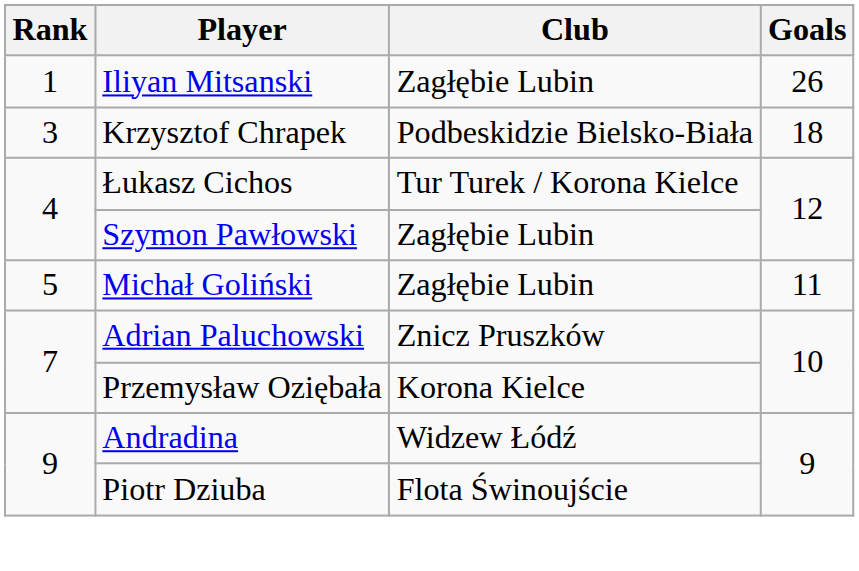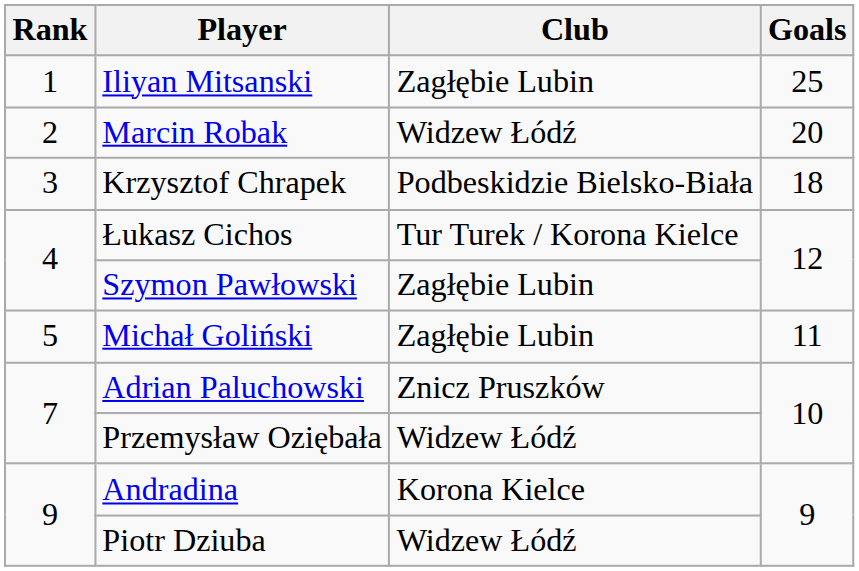(807, 81) 26 -> (807, 81) 25
+ row: (195, 132)
(491, 387) Korona Kielce -> (487, 438) Widzew Łódź
(487, 438) Widzew Łódź -> (491, 489) Korona Kielce
(512, 489) Flota Świnoujście -> (487, 540) Widzew Łódź
